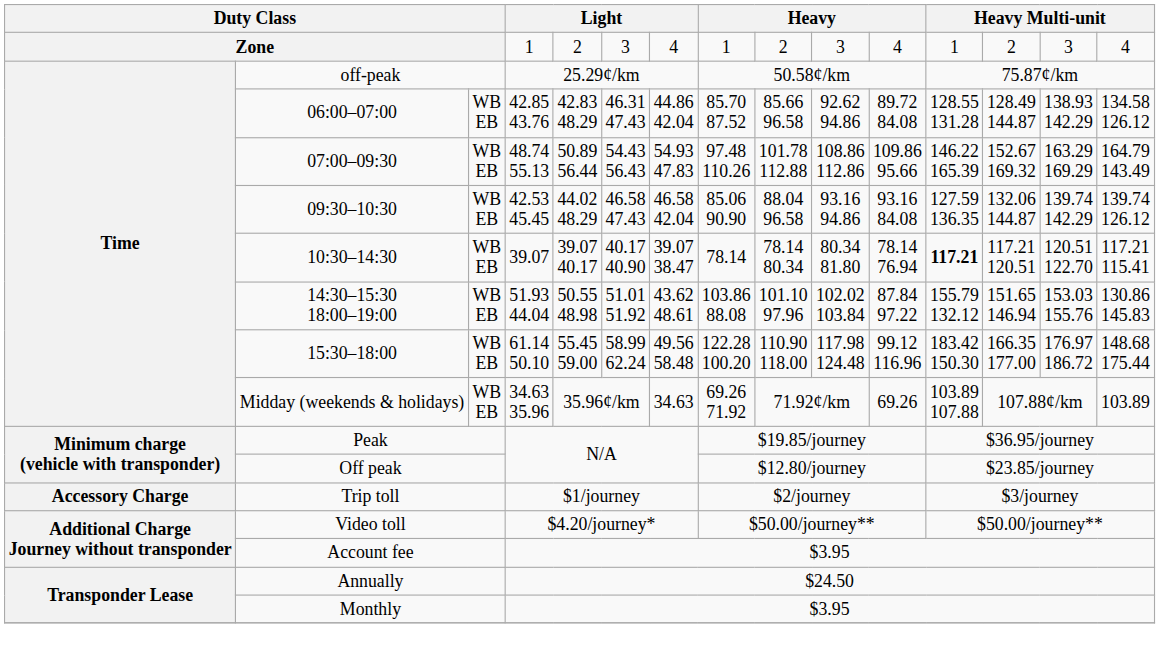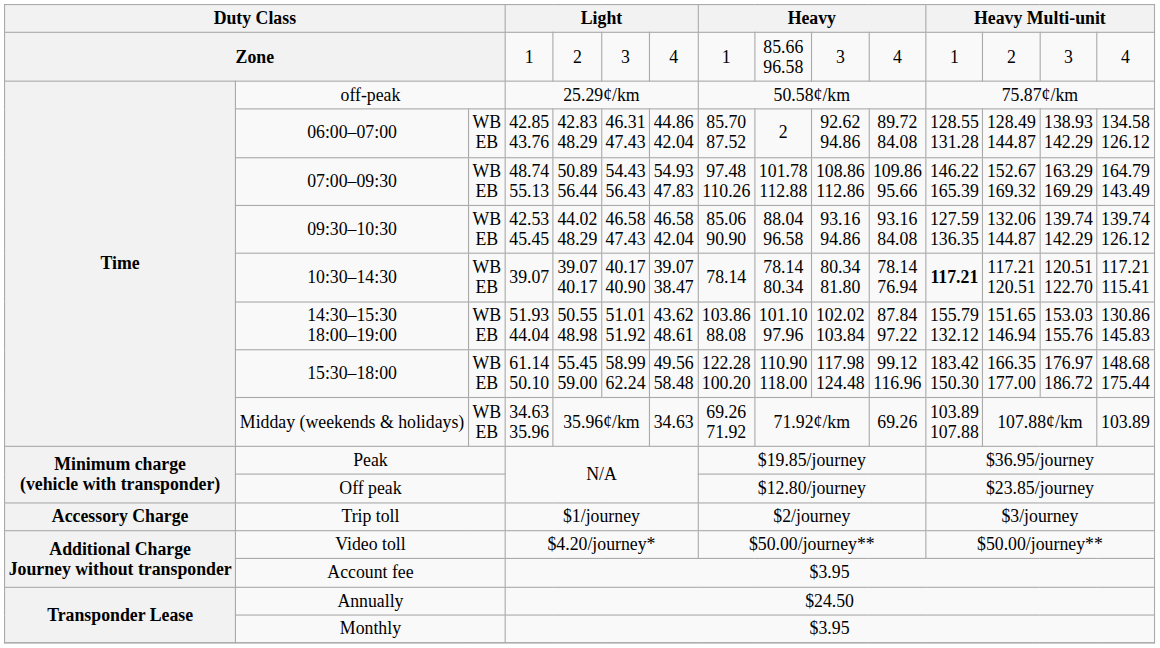(783, 46) 2 -> (783, 56) 85.66 96.58
(783, 113) 85.66 96.58 -> (783, 133) 2
